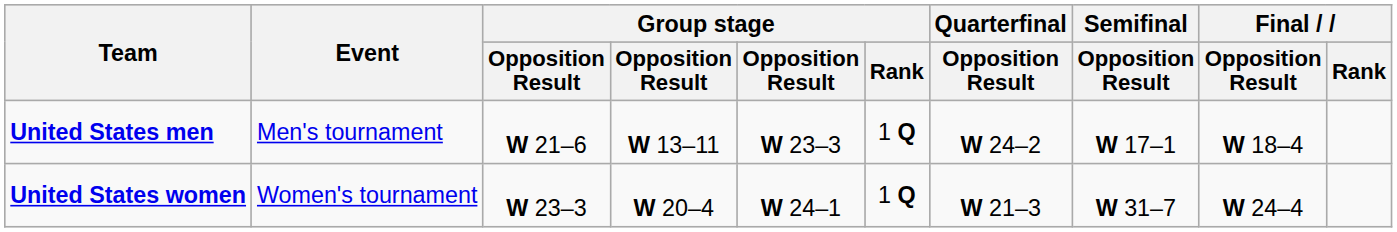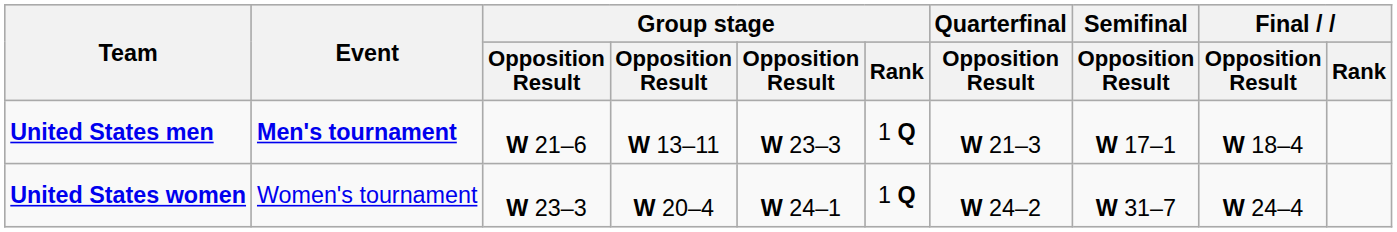(350, 133) normal -> (357, 133) bold
(1001, 145) W 24–2 -> (1001, 145) W 21–3
(1001, 208) W 21–3 -> (1001, 208) W 24–2
